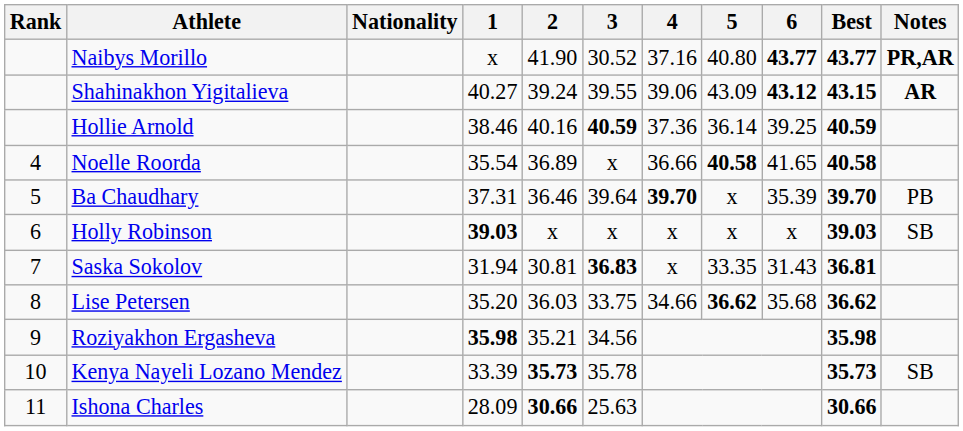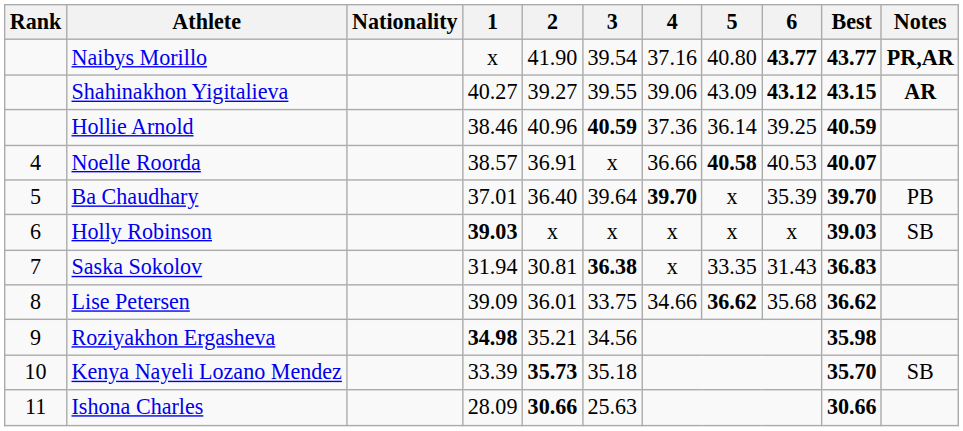(612, 57) 30.52 -> (612, 57) 39.54
(552, 92) 39.24 -> (552, 92) 39.27
(552, 127) 40.16 -> (552, 127) 40.96
(493, 162) 35.54 -> (493, 162) 38.57
(552, 162) 36.89 -> (552, 162) 36.91
(792, 162) 41.65 -> (792, 162) 40.53
(852, 162) 40.58 -> (852, 162) 40.07
(493, 197) 37.31 -> (493, 197) 37.01
(552, 197) 36.46 -> (552, 197) 36.40
(612, 267) 36.83 -> (612, 267) 36.38
(852, 267) 36.81 -> (852, 267) 36.83
(493, 302) 35.20 -> (493, 302) 39.09
(552, 302) 36.03 -> (552, 302) 36.01
(493, 337) 35.98 -> (493, 337) 34.98
(612, 372) 35.78 -> (612, 372) 35.18
(852, 372) 35.73 -> (852, 372) 35.70
